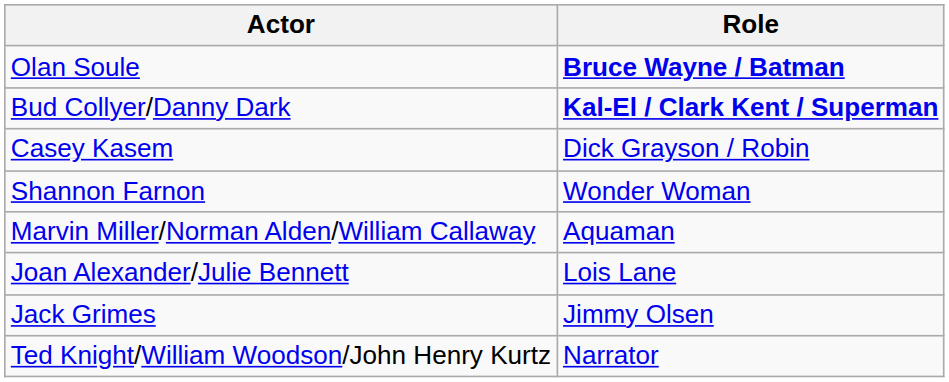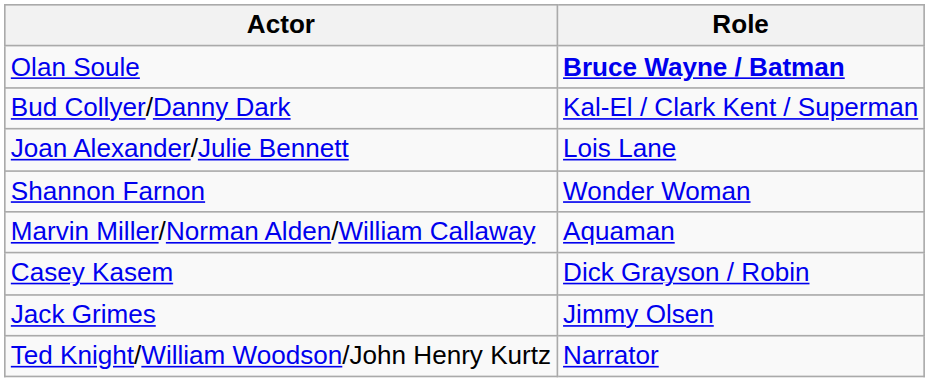(751, 107) bold -> (741, 107) normal
rows swapped: (92, 149) <-> (180, 273)
